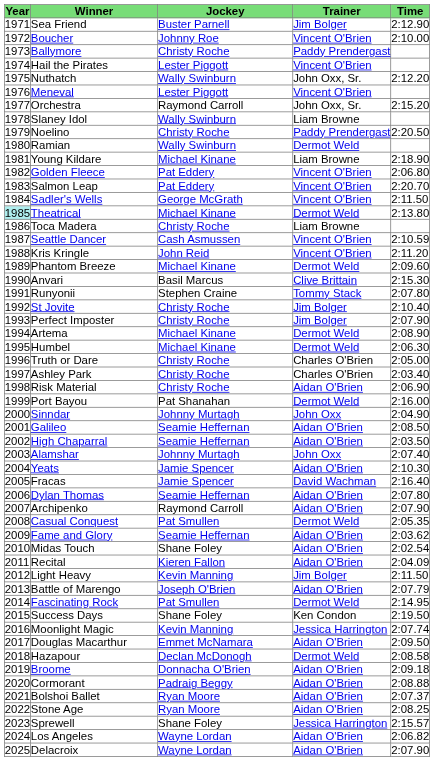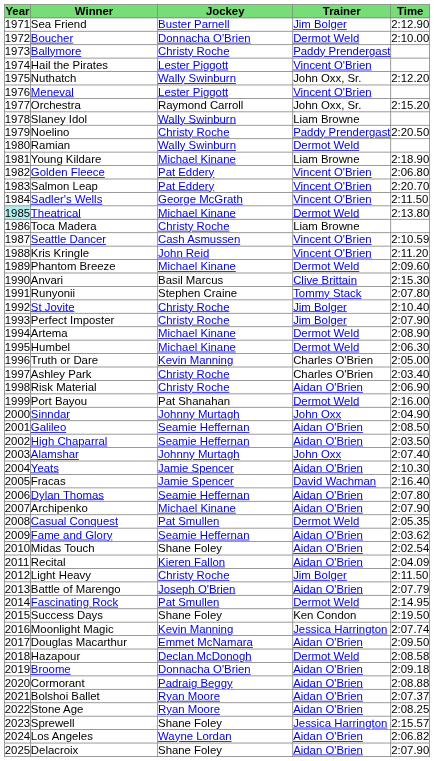(188, 38) Johnny Roe -> (204, 38) Donnacha O'Brien
(332, 38) Vincent O'Brien -> (326, 38) Dermot Weld
(194, 360) Christy Roche -> (196, 360) Kevin Manning
(201, 508) Raymond Carroll -> (197, 508) Michael Kinane
(196, 575) Kevin Manning -> (194, 575) Christy Roche
(195, 750) Wayne Lordan -> (190, 750) Shane Foley
